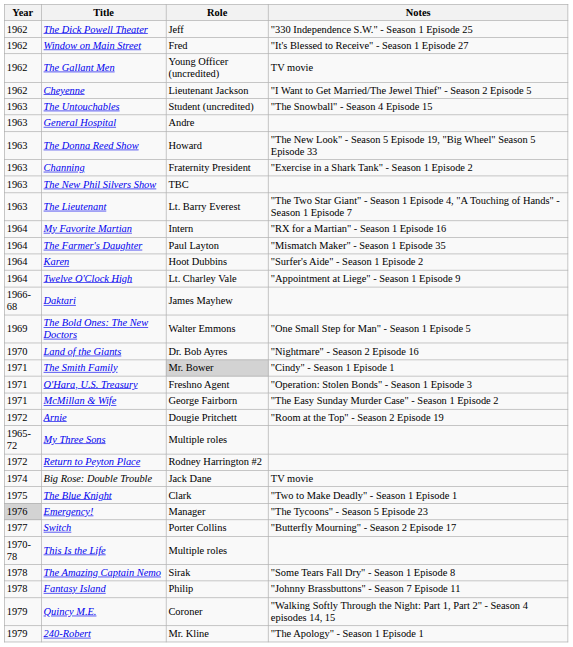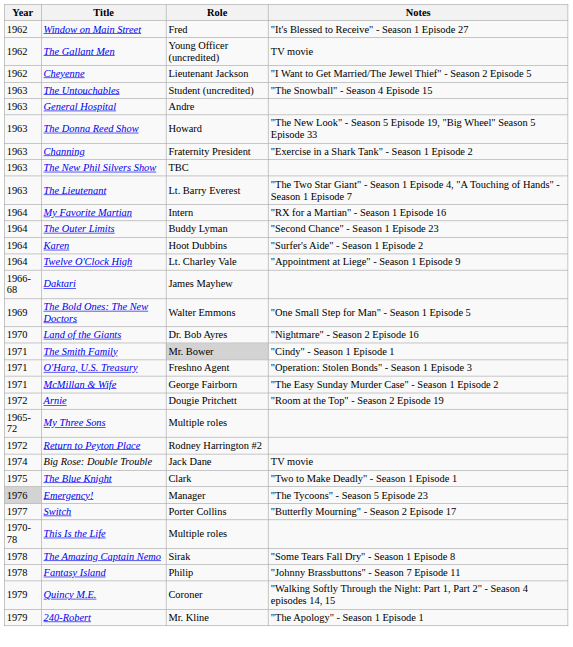- row: (96, 29)
+ row: (79, 229)
- row: (93, 245)
